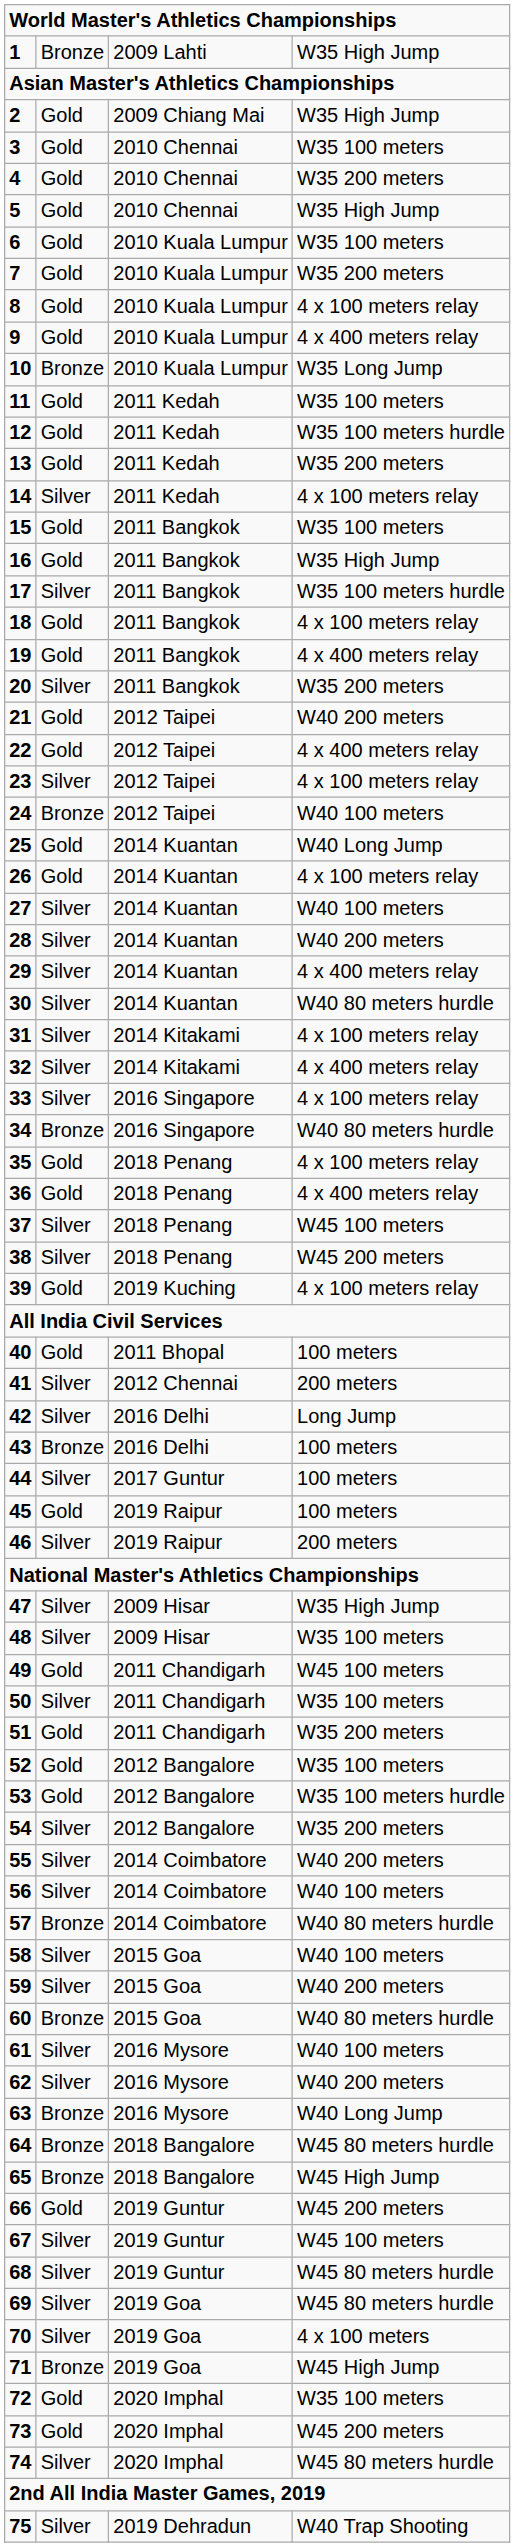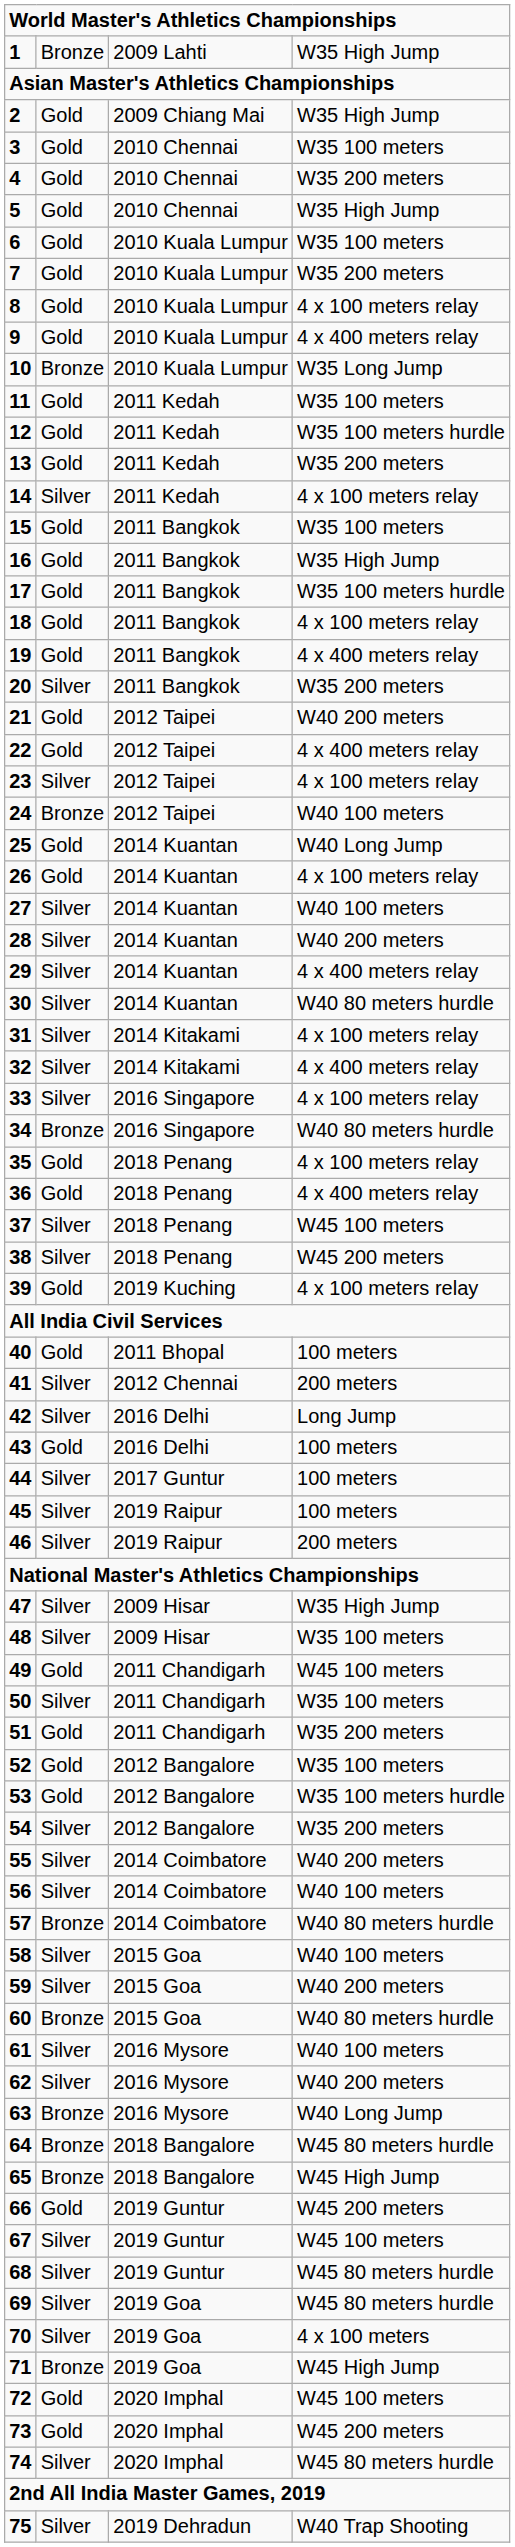(66, 591) Silver -> (62, 591) Gold
(72, 1447) Bronze -> (62, 1447) Gold
(62, 1511) Gold -> (66, 1511) Silver
(370, 2399) W35 100 meters -> (370, 2399) W45 100 meters
